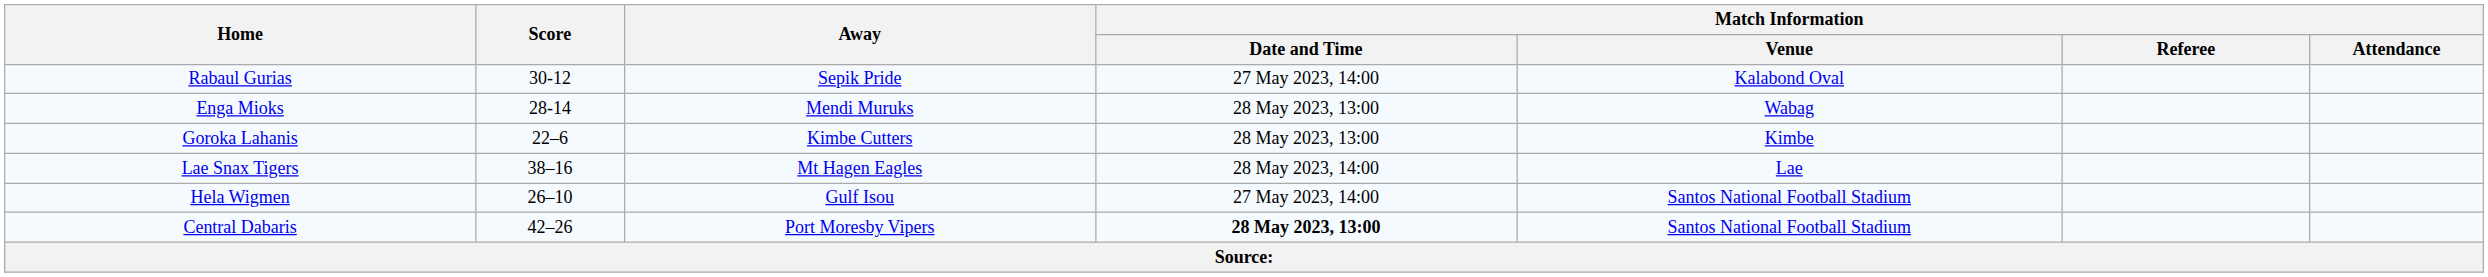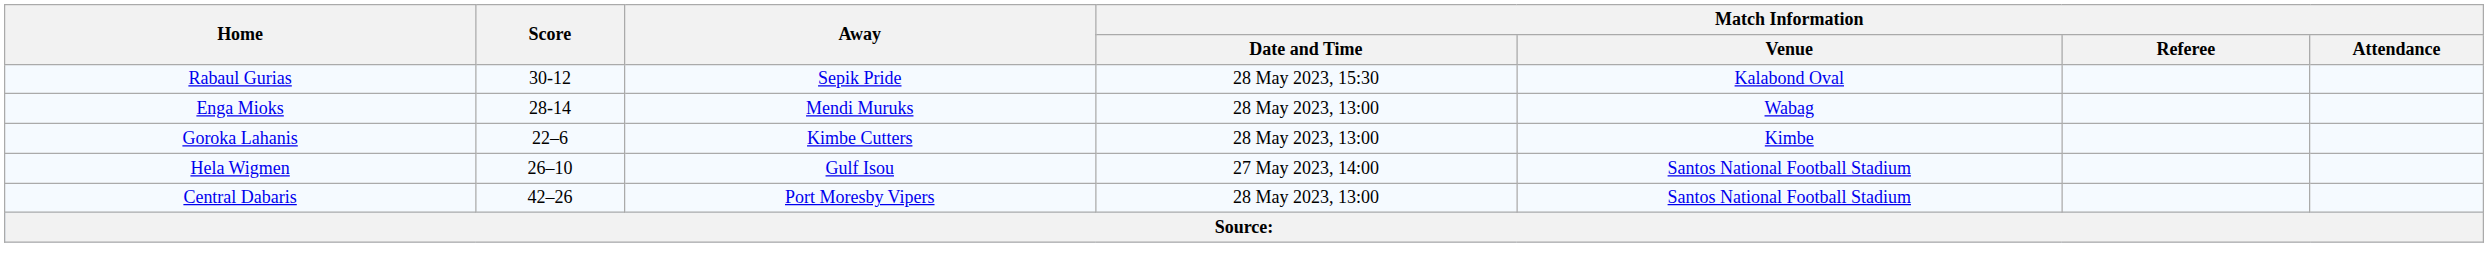(1306, 79) 27 May 2023, 14:00 -> (1306, 79) 28 May 2023, 15:30
- row: (240, 168)
(1306, 227) bold -> (1306, 197) normal
